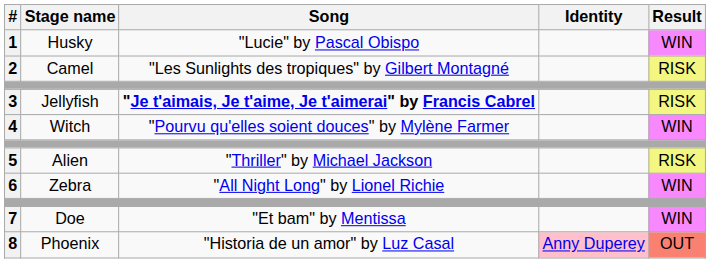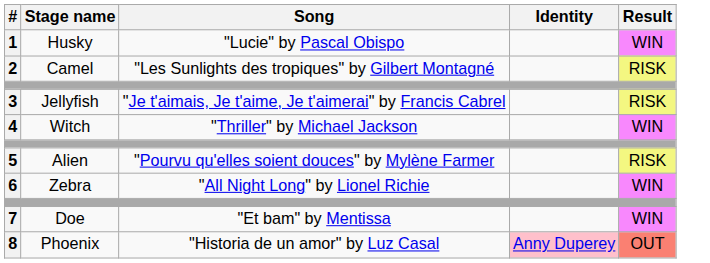(329, 101) bold -> (314, 101) normal
(329, 127) "Pourvu qu'elles soient douces" by Mylène Farmer -> (314, 127) "Thriller" by Michael Jackson
(329, 160) "Thriller" by Michael Jackson -> (314, 160) "Pourvu qu'elles soient douces" by Mylène Farmer
